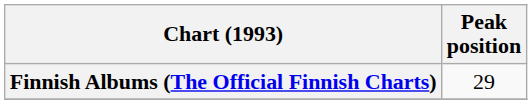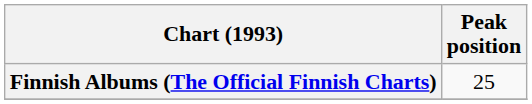(484, 81) 29 -> (484, 81) 25
